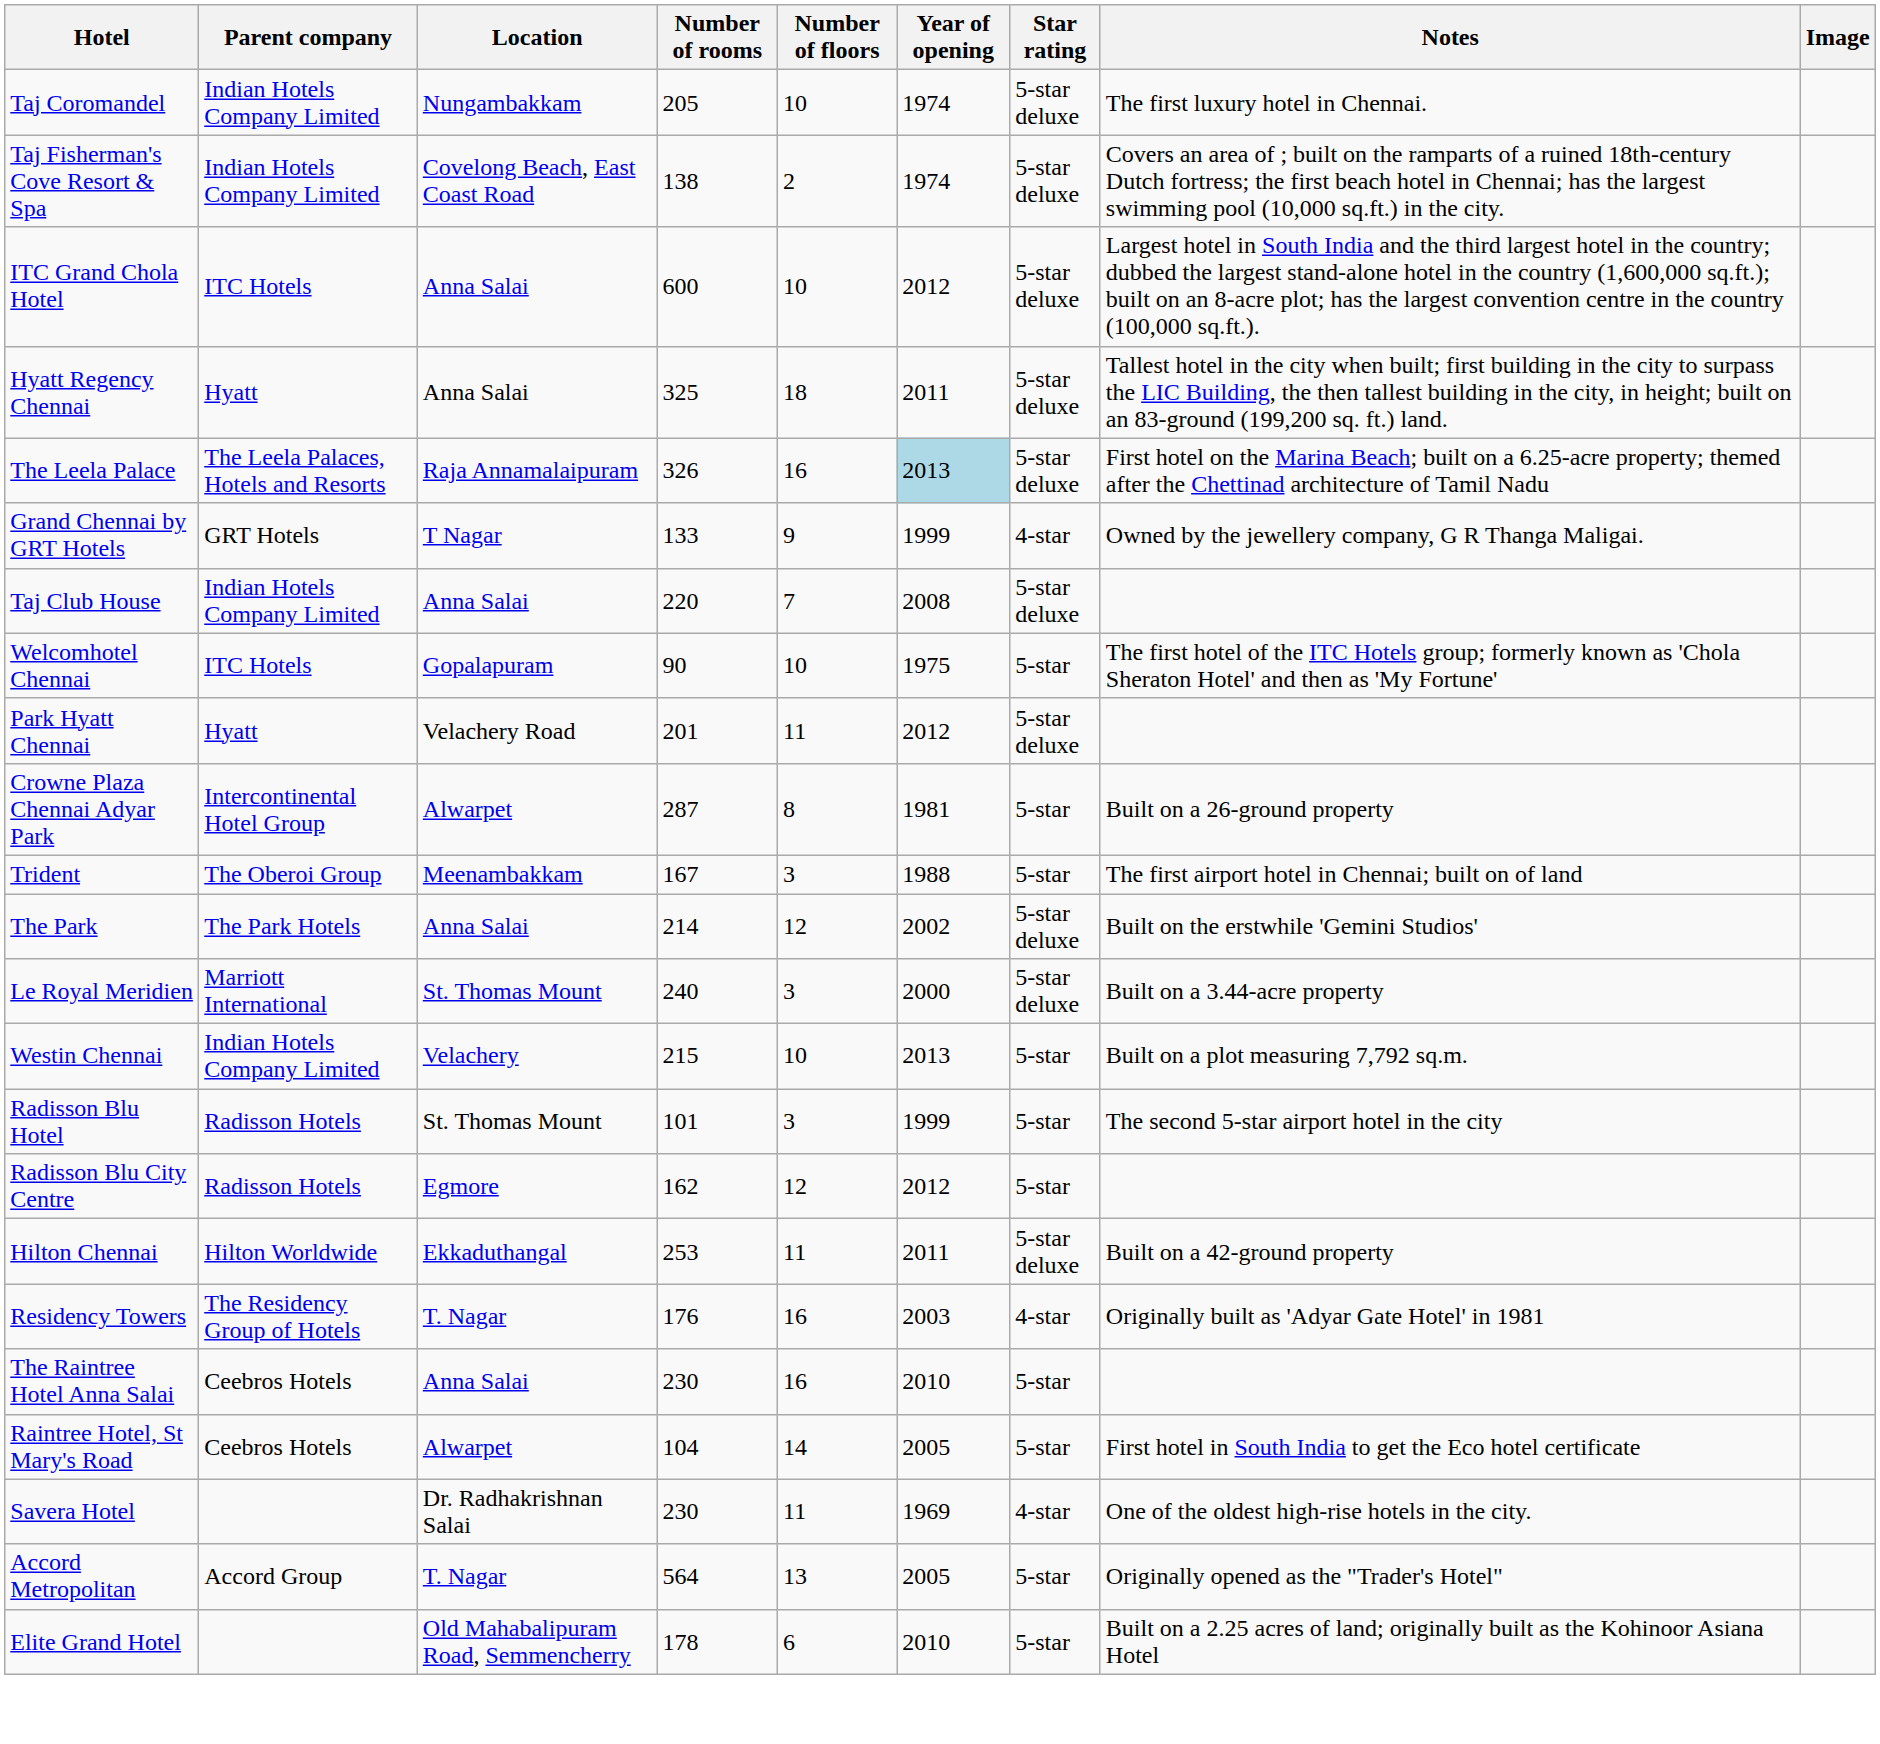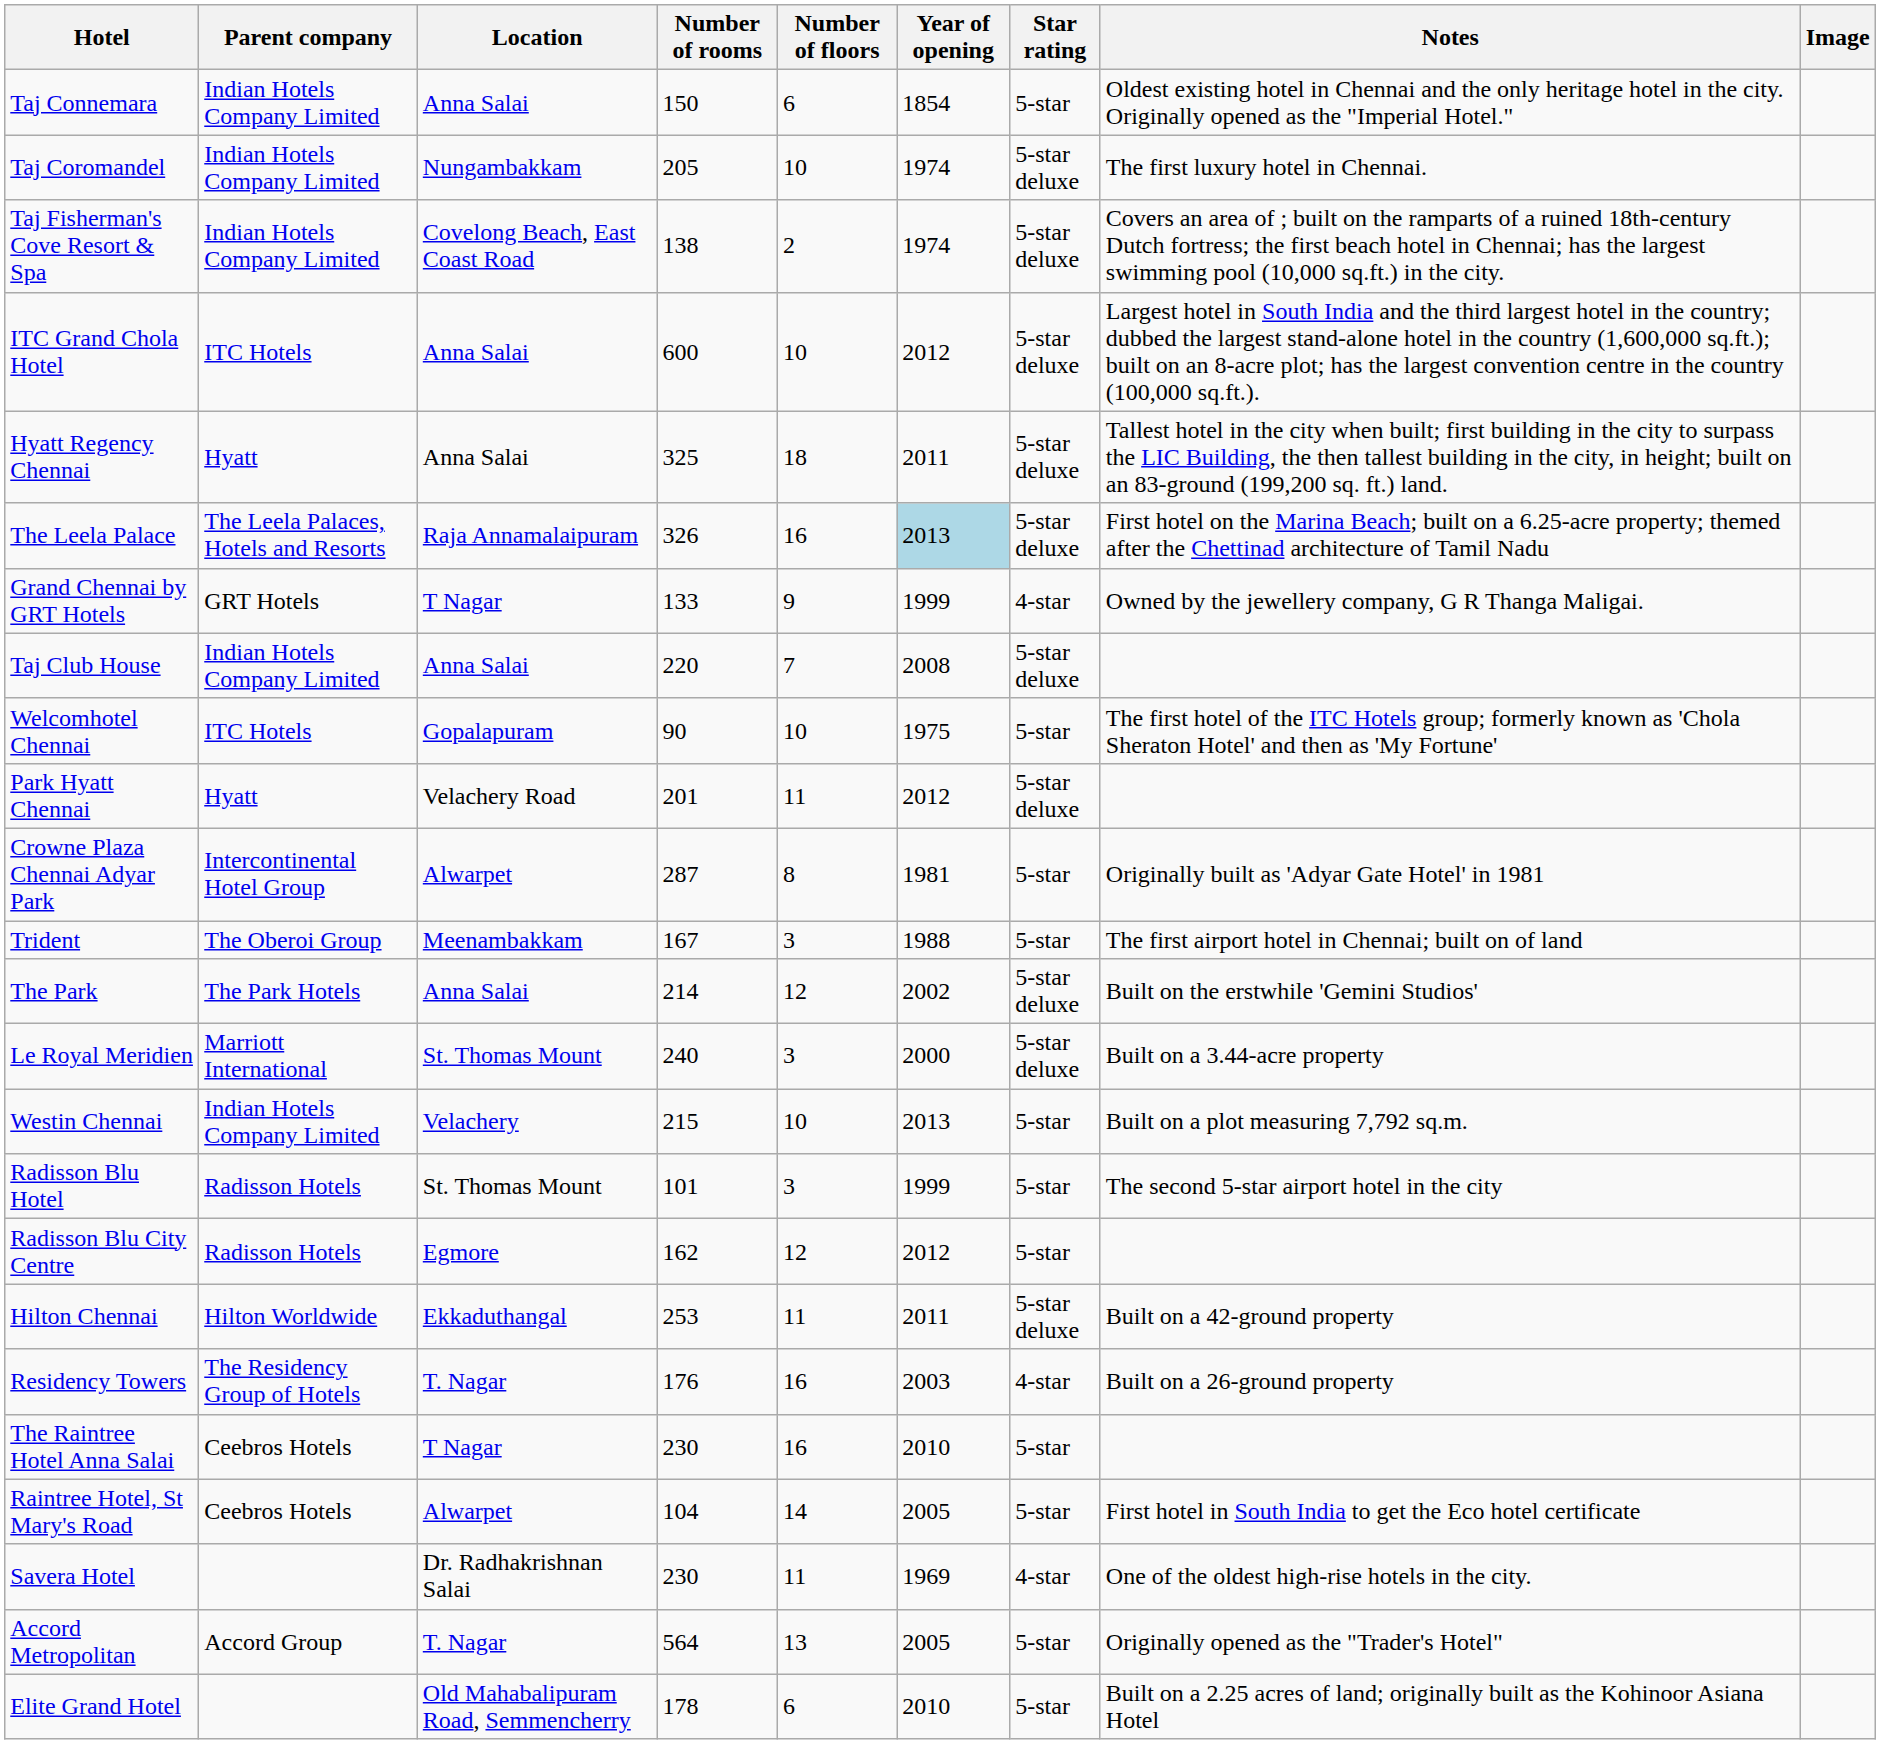+ row: (84, 102)
(1250, 809) Built on a 26-ground property -> (1325, 874) Originally built as 'Adyar Gate Hotel' in 1981
(1325, 1316) Originally built as 'Adyar Gate Hotel' in 1981 -> (1250, 1381) Built on a 26-ground property
(476, 1381) Anna Salai -> (462, 1446) T Nagar
